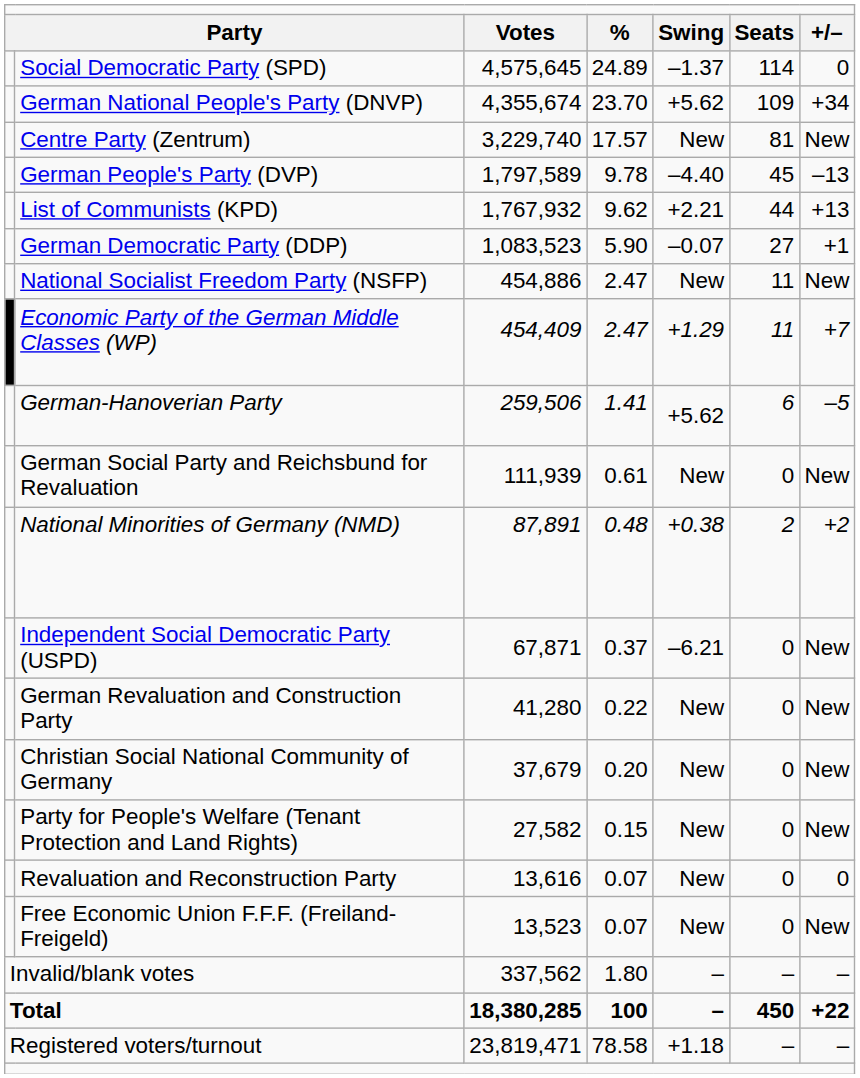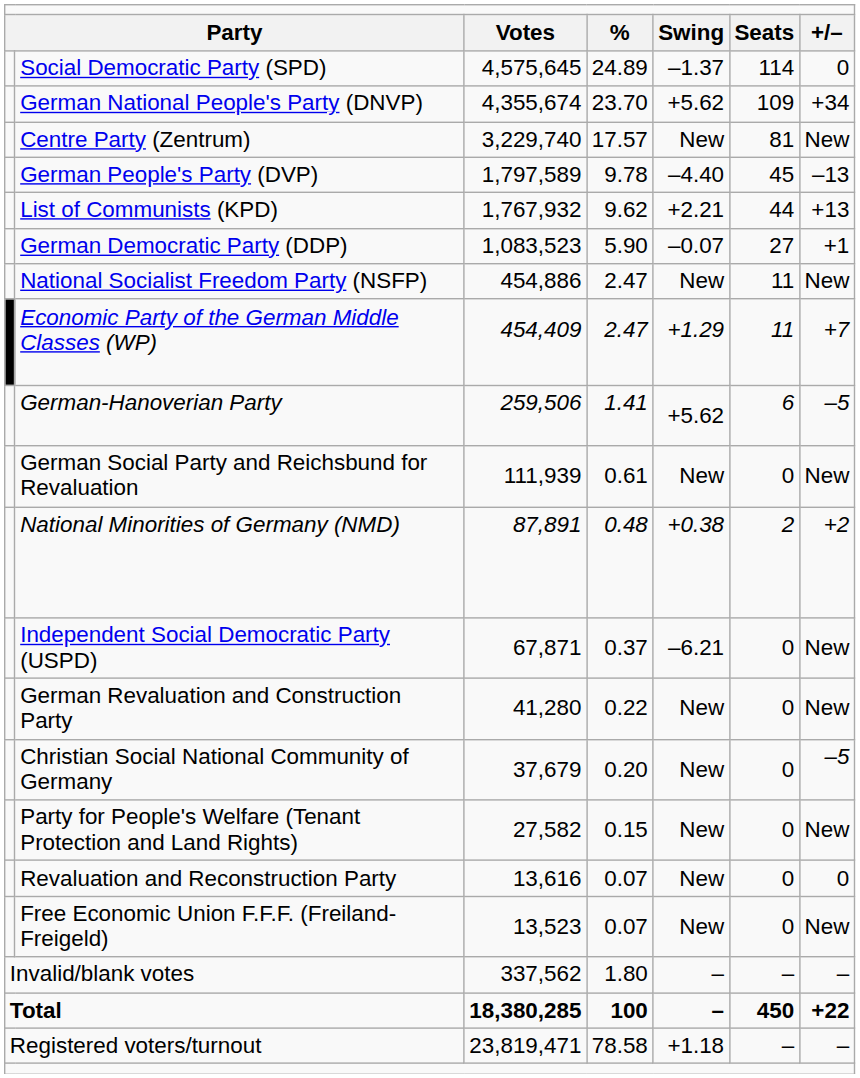(827, 769) New -> (837, 756) –5
